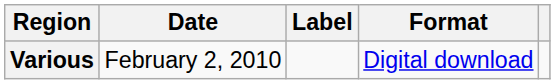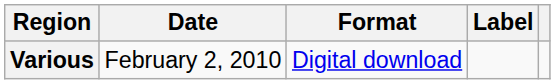columns swapped: (448, 22) <-> (322, 22)
